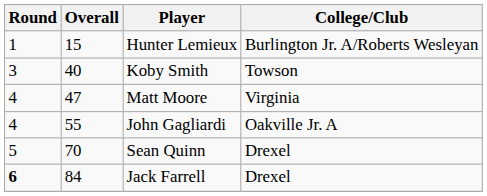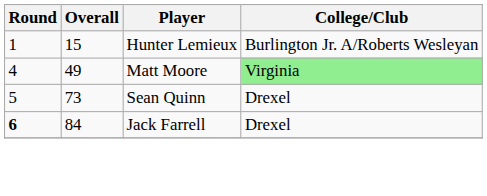- row: (167, 71)
(73, 97) 47 -> (73, 71) 49
(272, 97) no background -> (272, 71) lightgreen background
- row: (176, 124)
(73, 151) 70 -> (73, 97) 73
